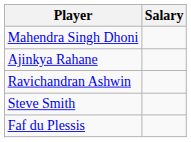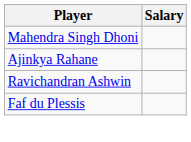- row: (41, 103)
